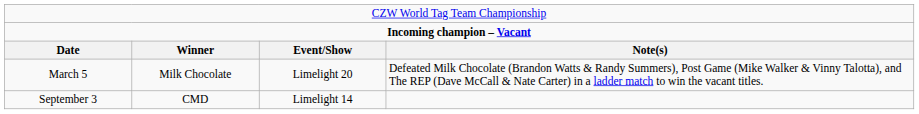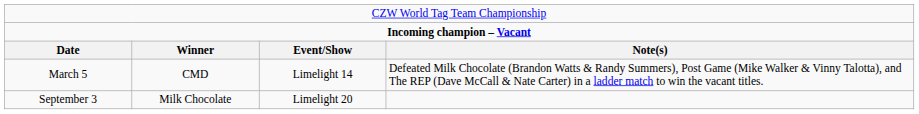(195, 74) Milk Chocolate -> (195, 74) CMD
(323, 74) Limelight 20 -> (323, 74) Limelight 14
(195, 99) CMD -> (195, 99) Milk Chocolate
(323, 99) Limelight 14 -> (323, 99) Limelight 20
